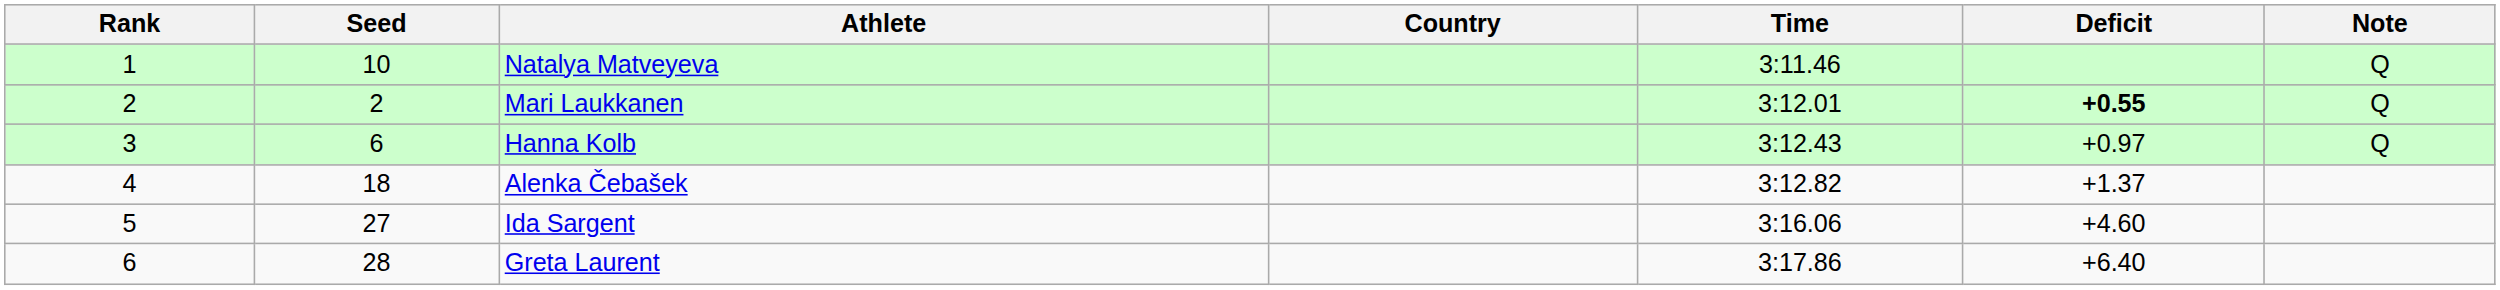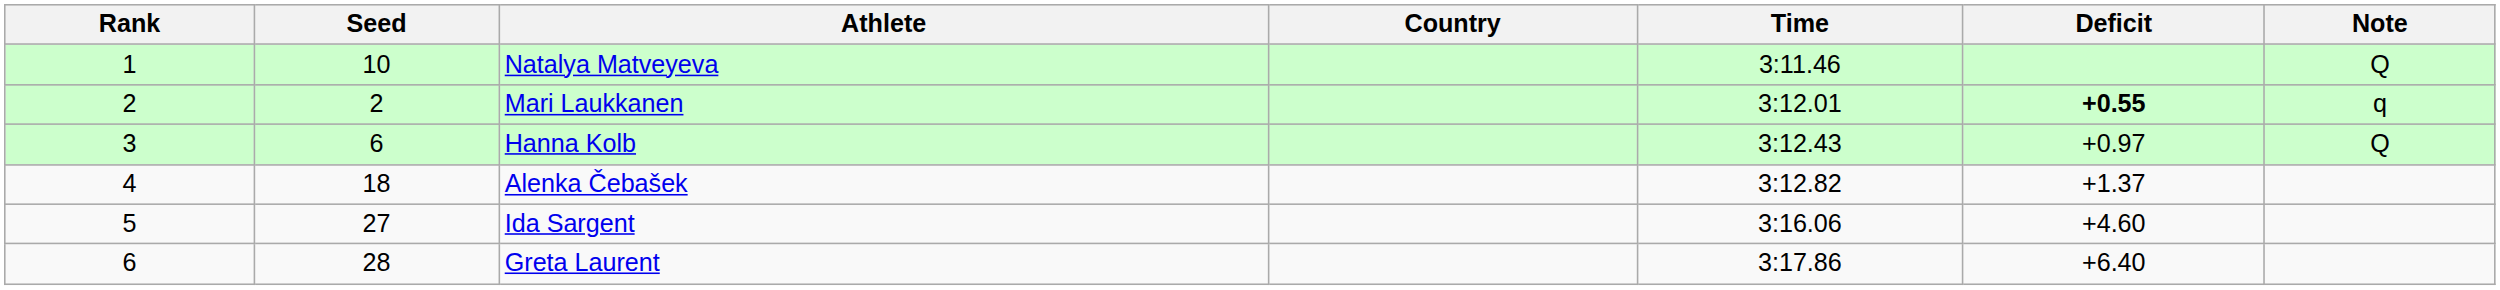(2380, 104) Q -> (2380, 104) q
